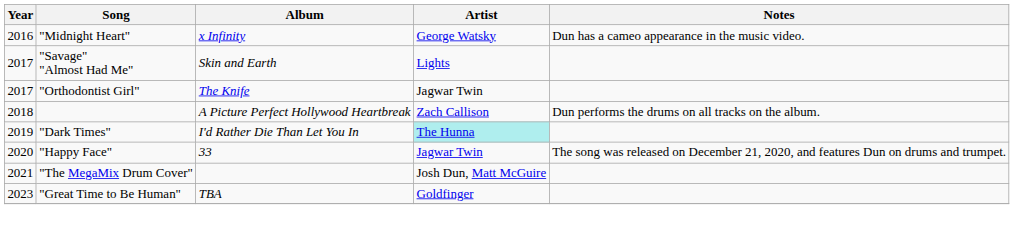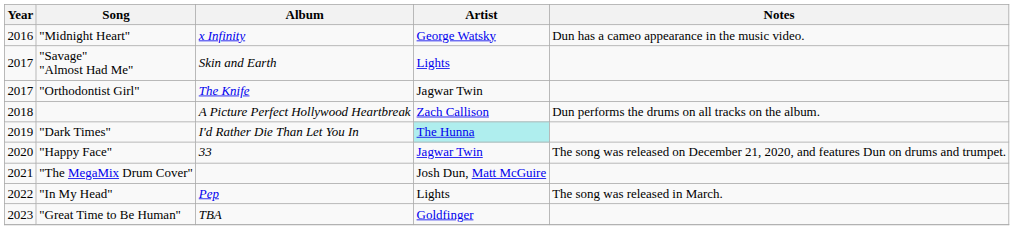+ row: (76, 193)
